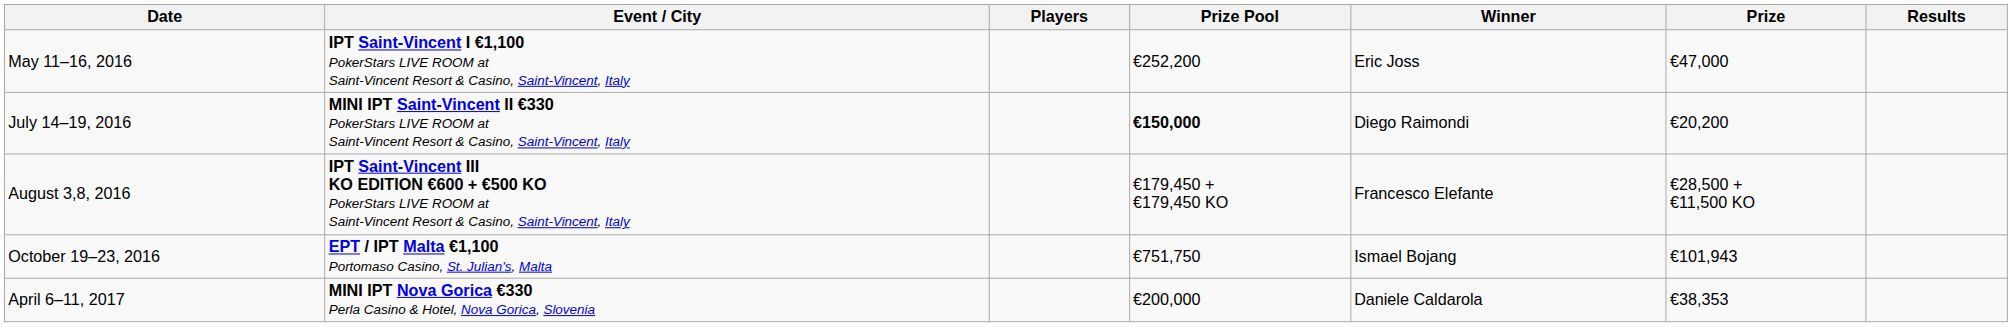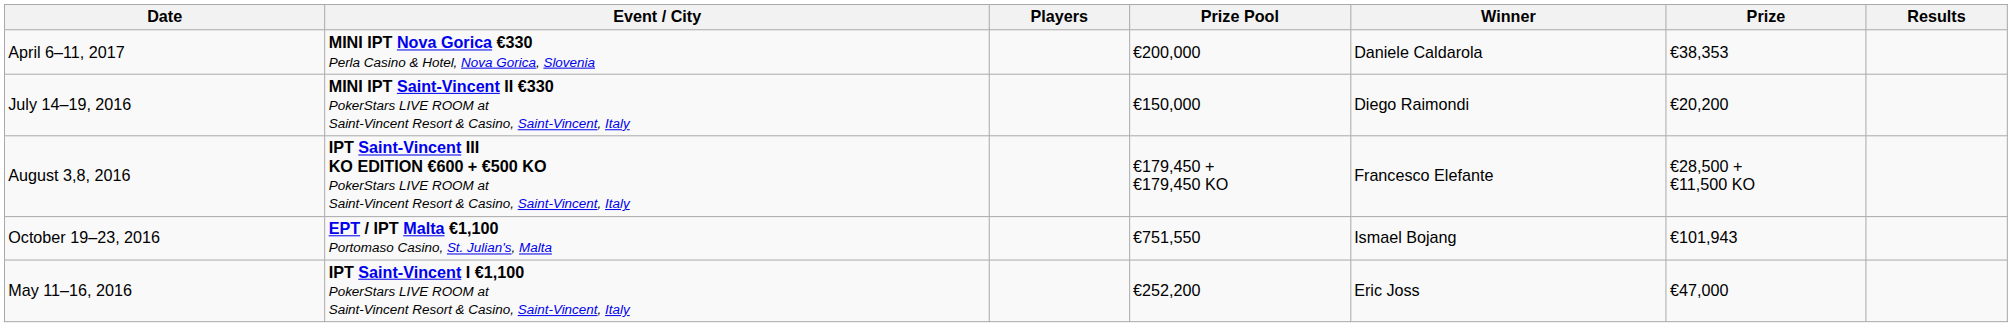rows swapped: (70, 61) <-> (66, 299)
(1167, 123) bold -> (1167, 104) normal
(1167, 256) €751,750 -> (1167, 237) €751,550
